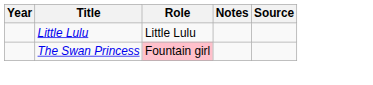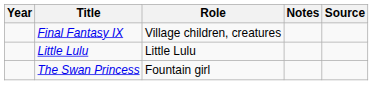+ row: (80, 32)
(178, 51) pink background -> (178, 70) no background
